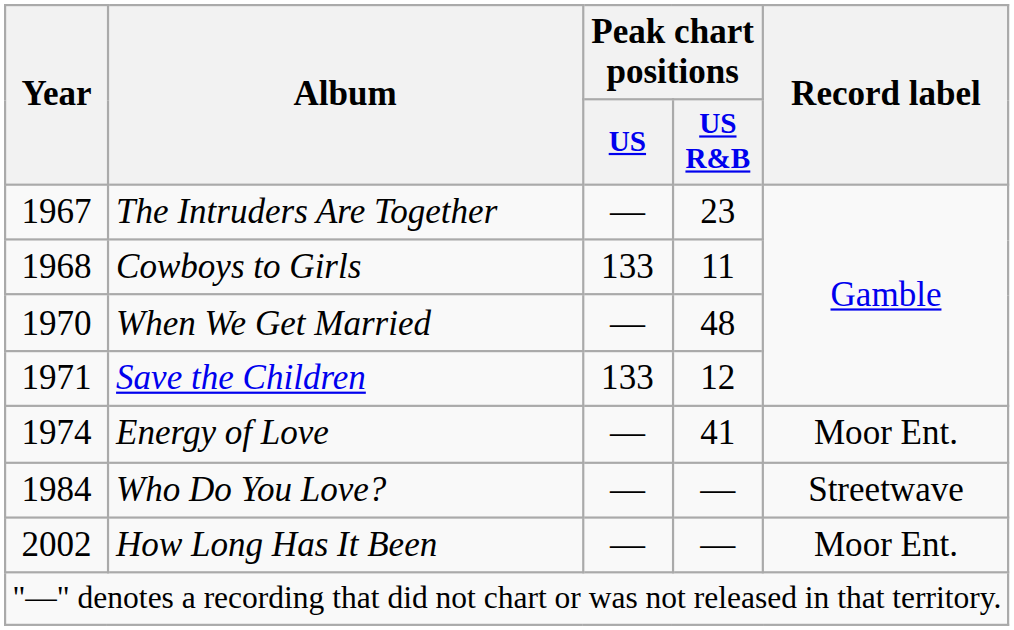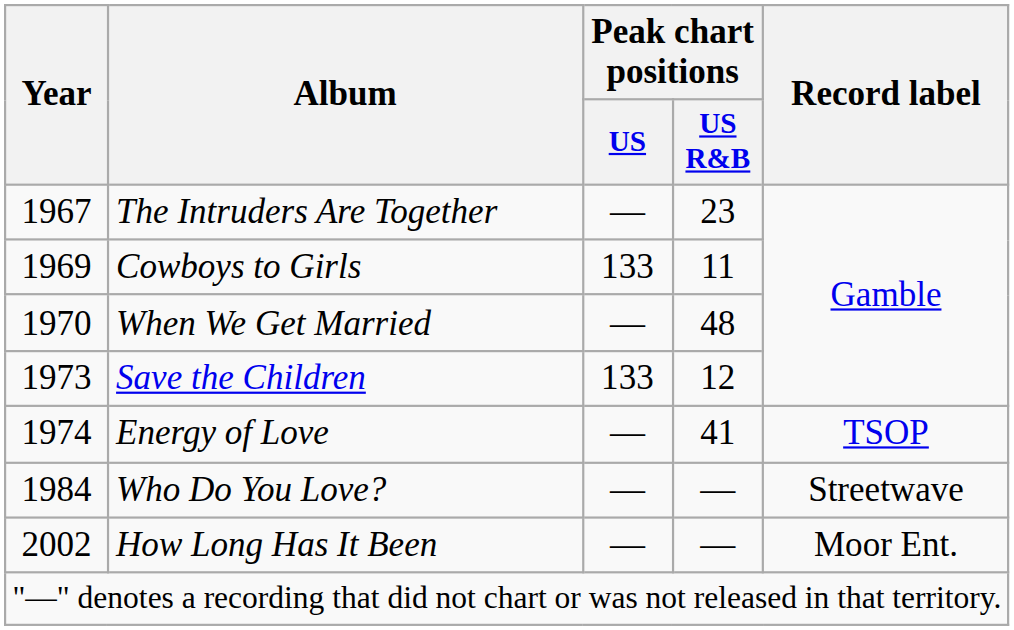(57, 266) 1968 -> (57, 266) 1969
(57, 377) 1971 -> (57, 377) 1973
(886, 433) Moor Ent. -> (886, 433) TSOP
